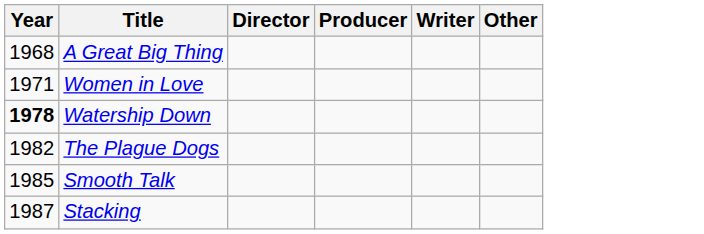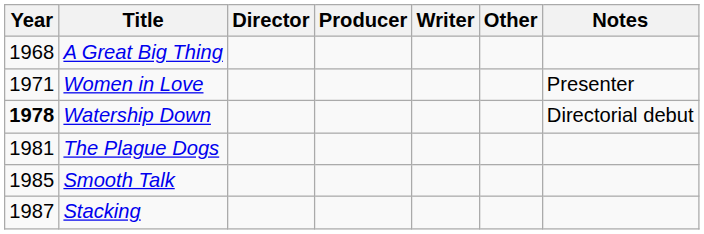+ column: (620, 20)
(32, 148) 1982 -> (32, 148) 1981
